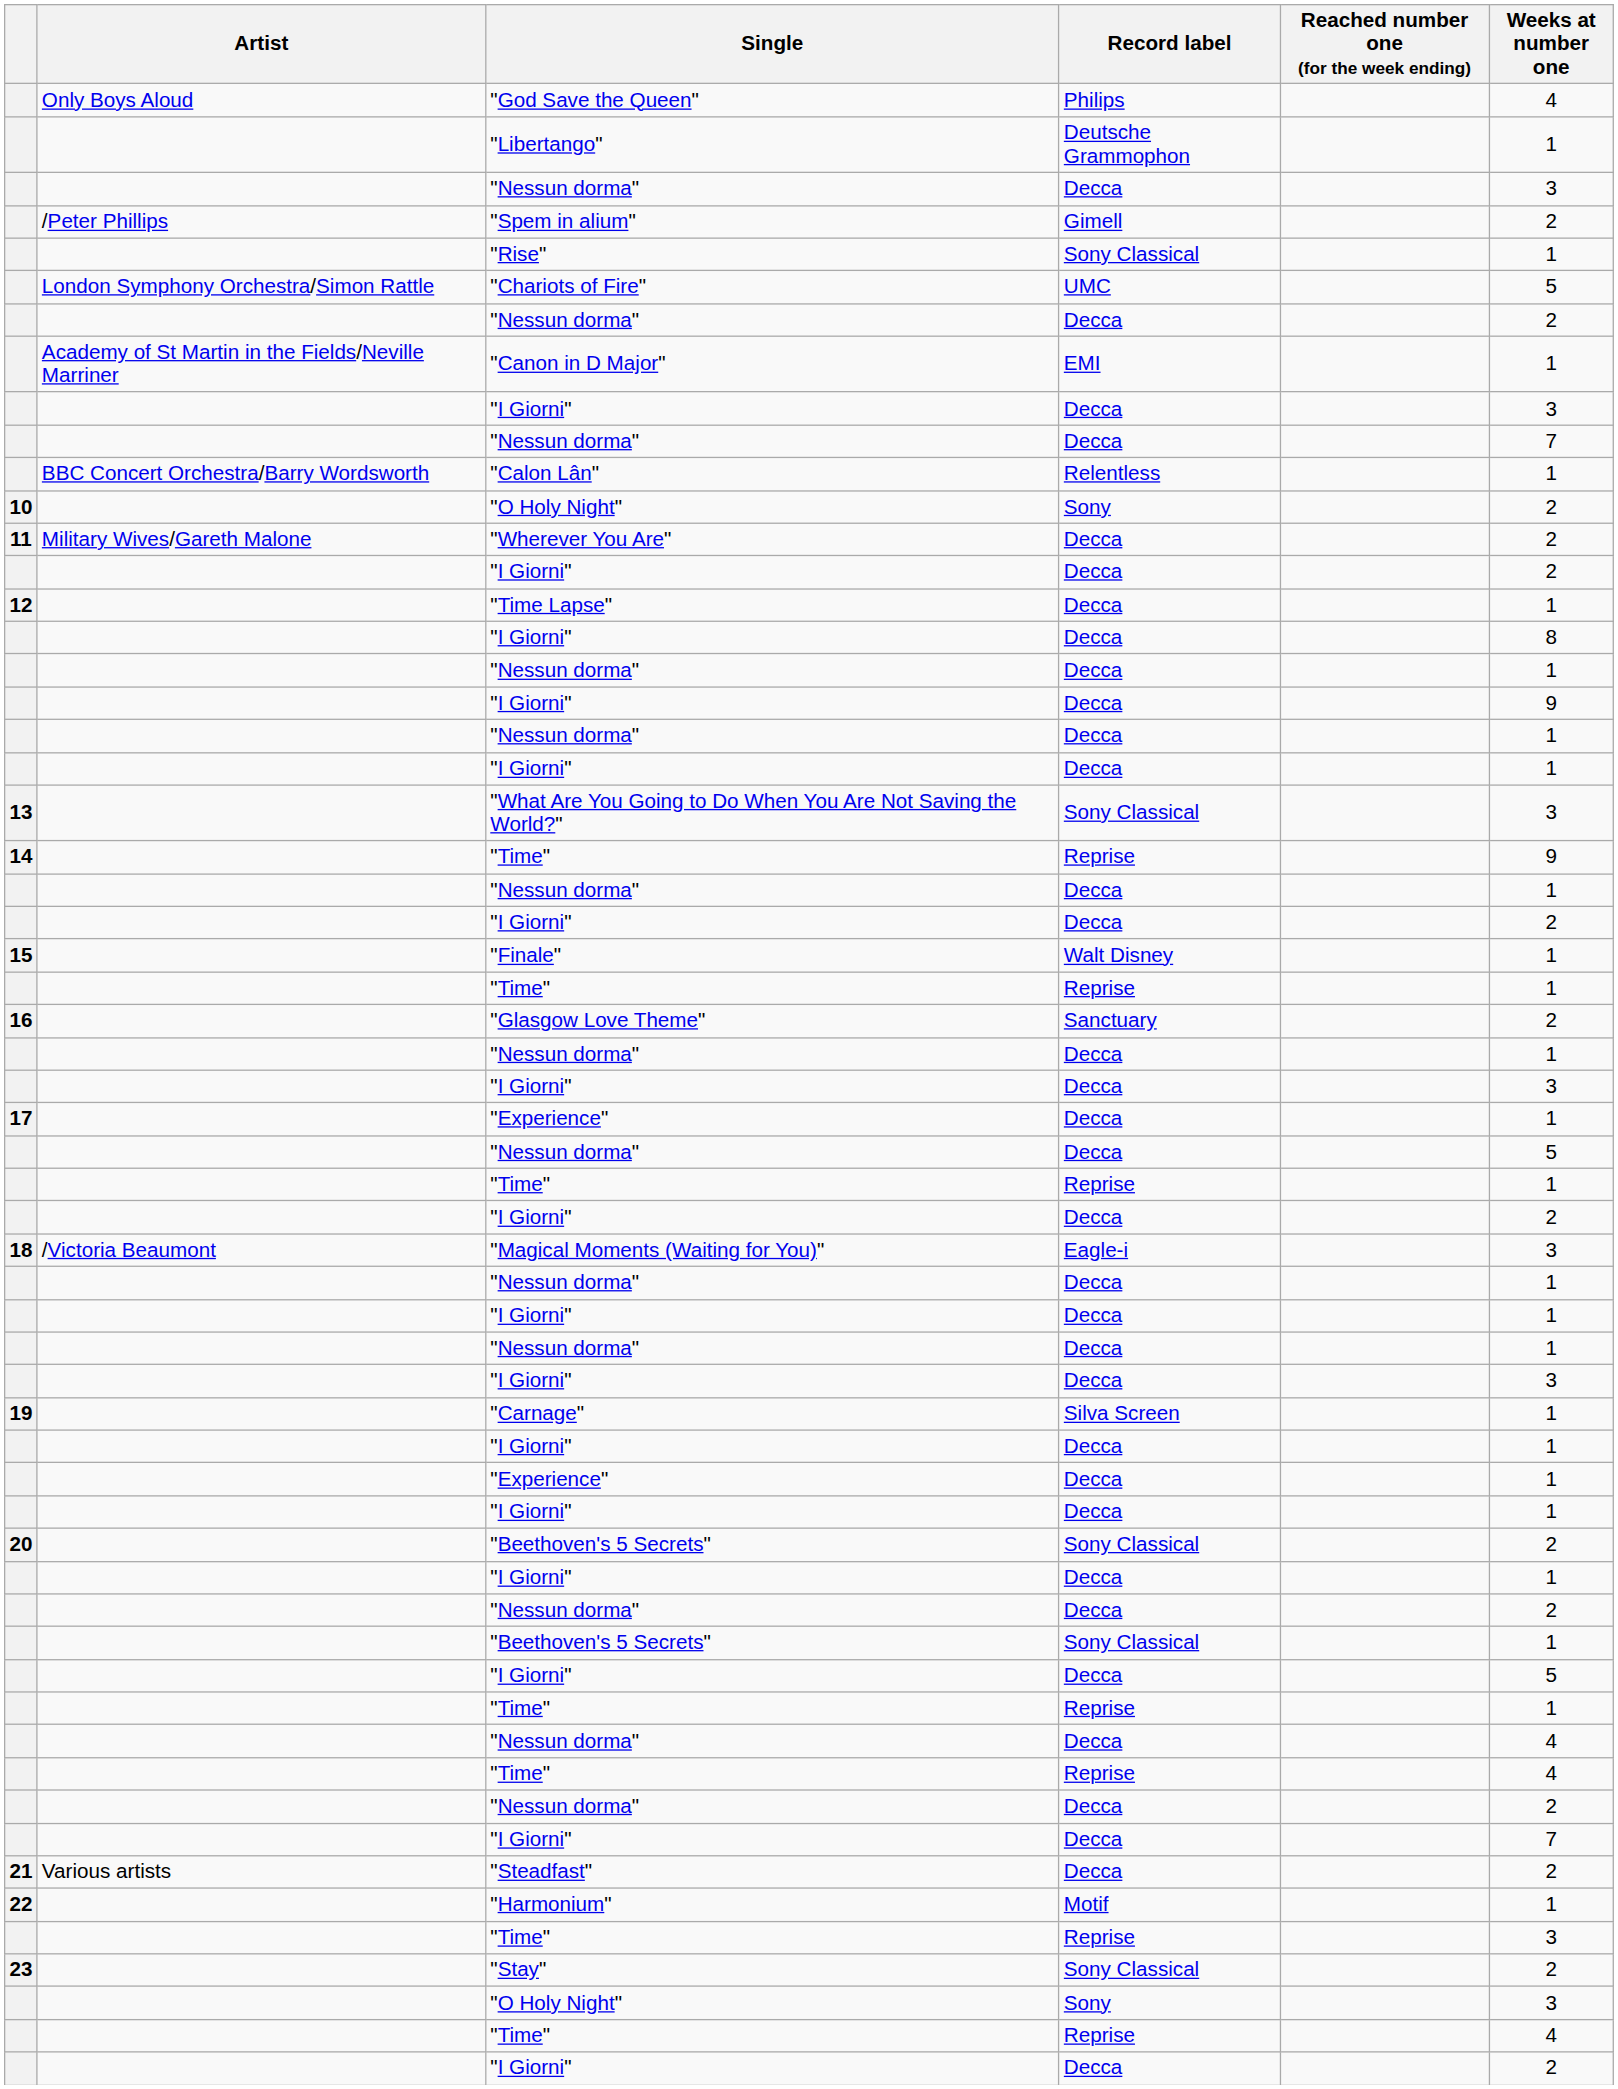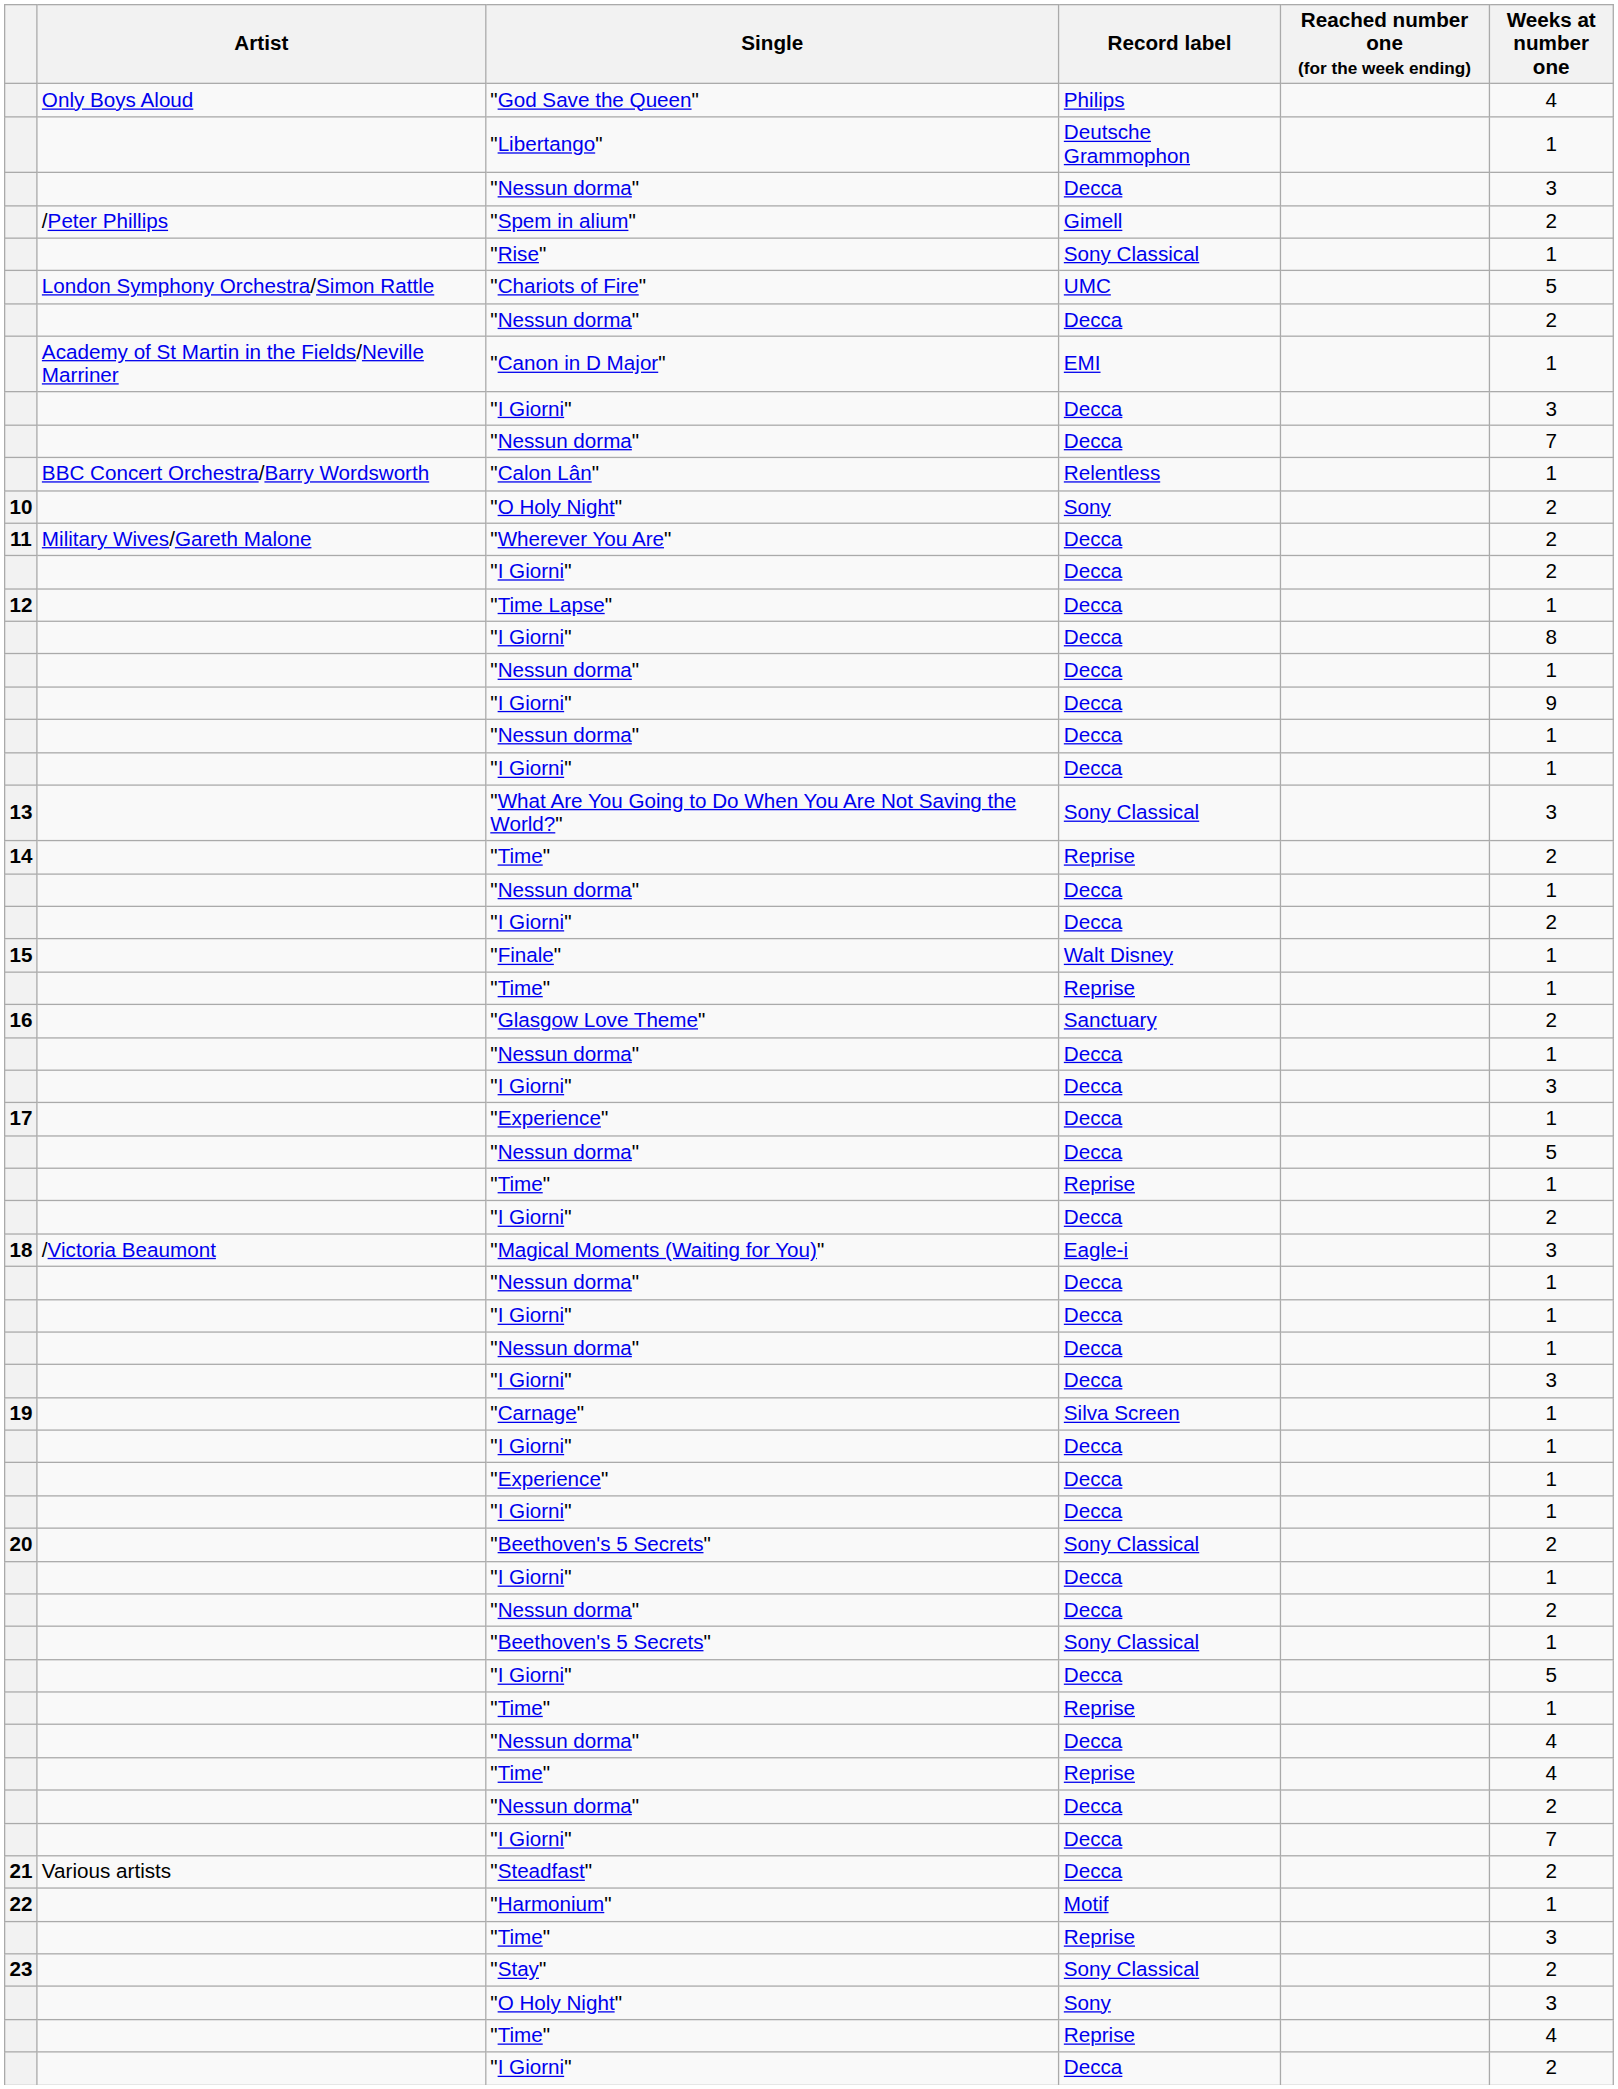(1551, 857) 9 -> (1551, 857) 2
